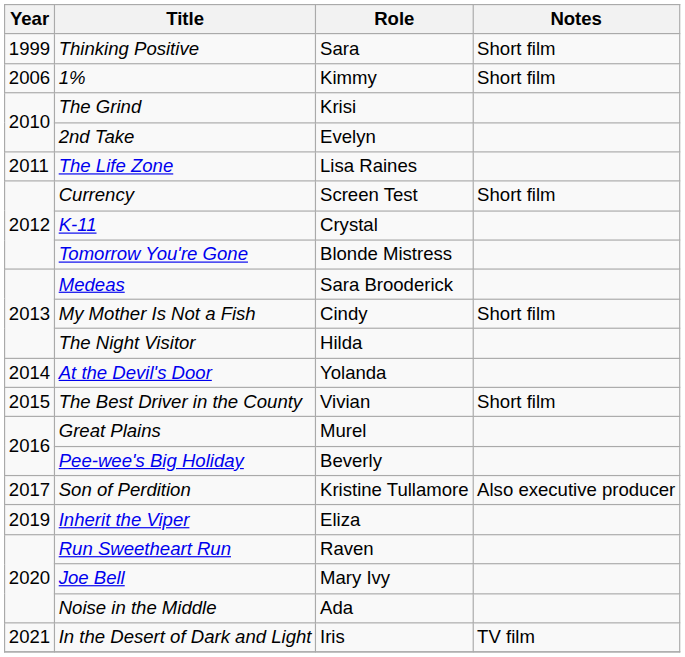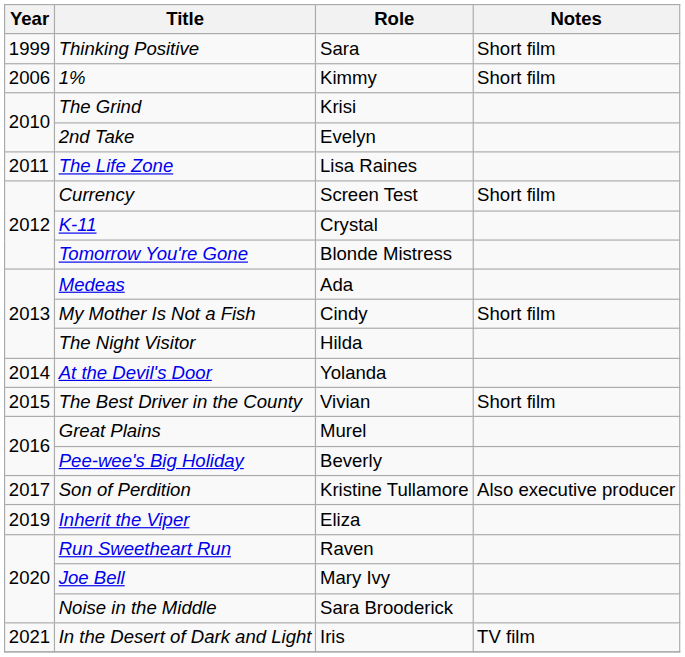(387, 284) Sara Brooderick -> (337, 284) Ada
(337, 607) Ada -> (387, 607) Sara Brooderick
